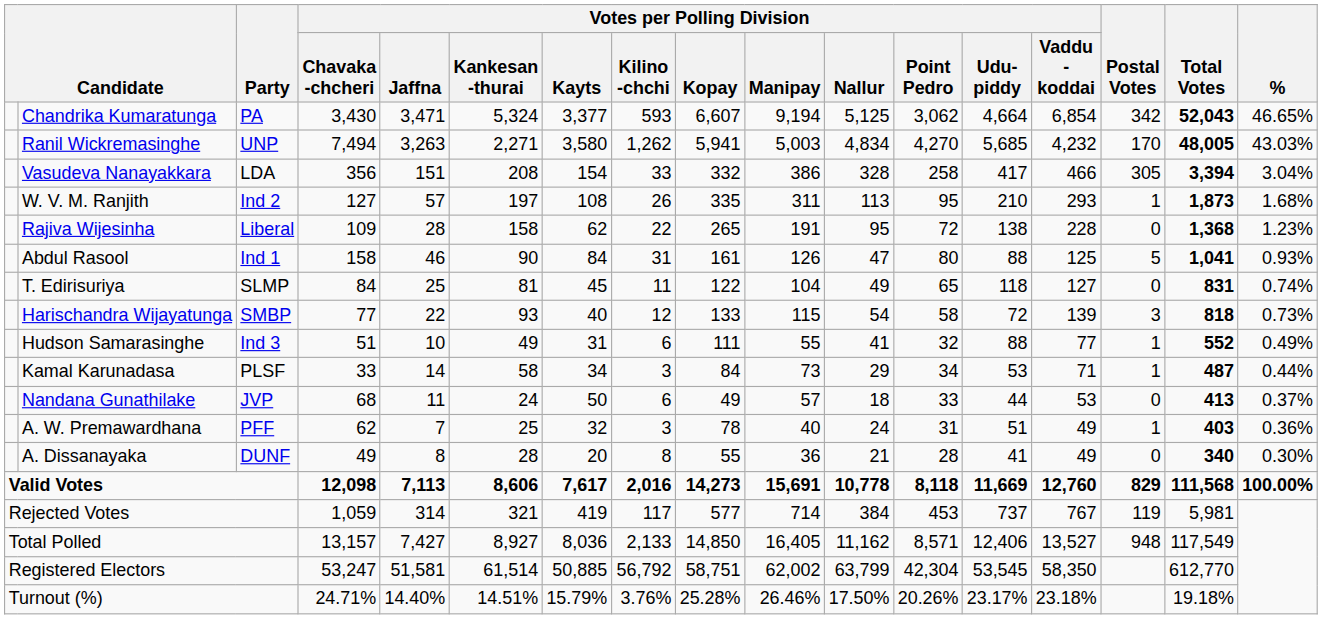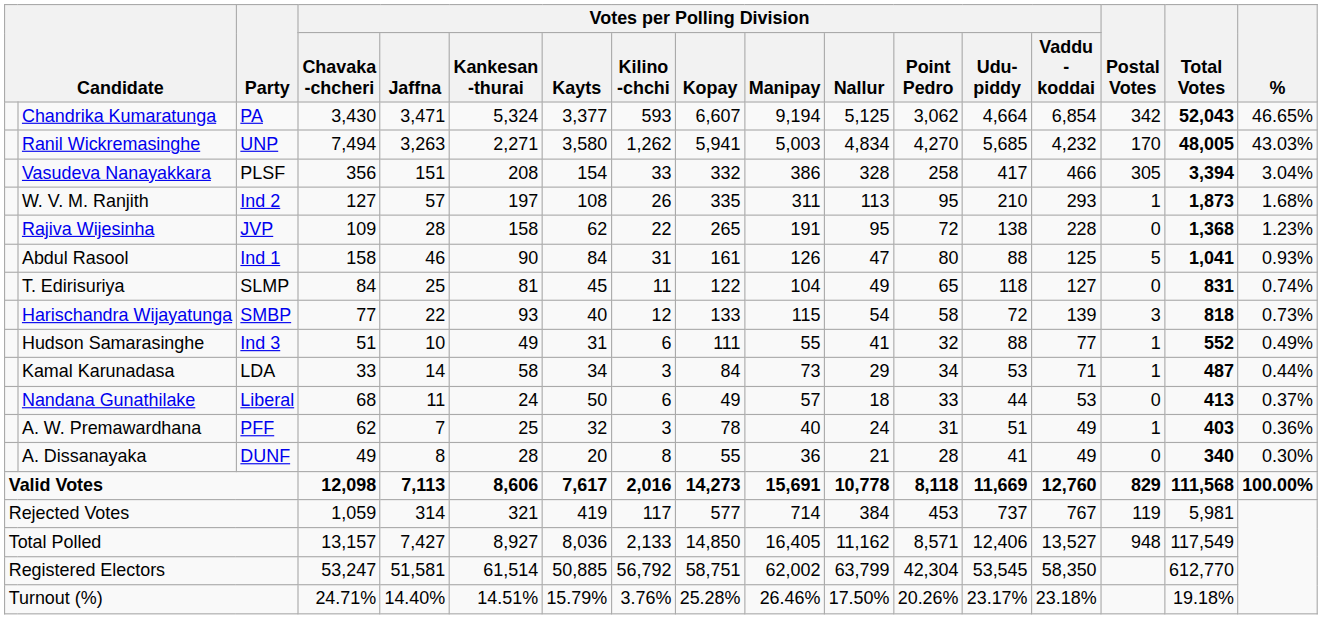(258, 172) LDA -> (263, 172) PLSF
(267, 229) Liberal -> (257, 229) JVP
(263, 371) PLSF -> (258, 371) LDA
(257, 400) JVP -> (267, 400) Liberal
